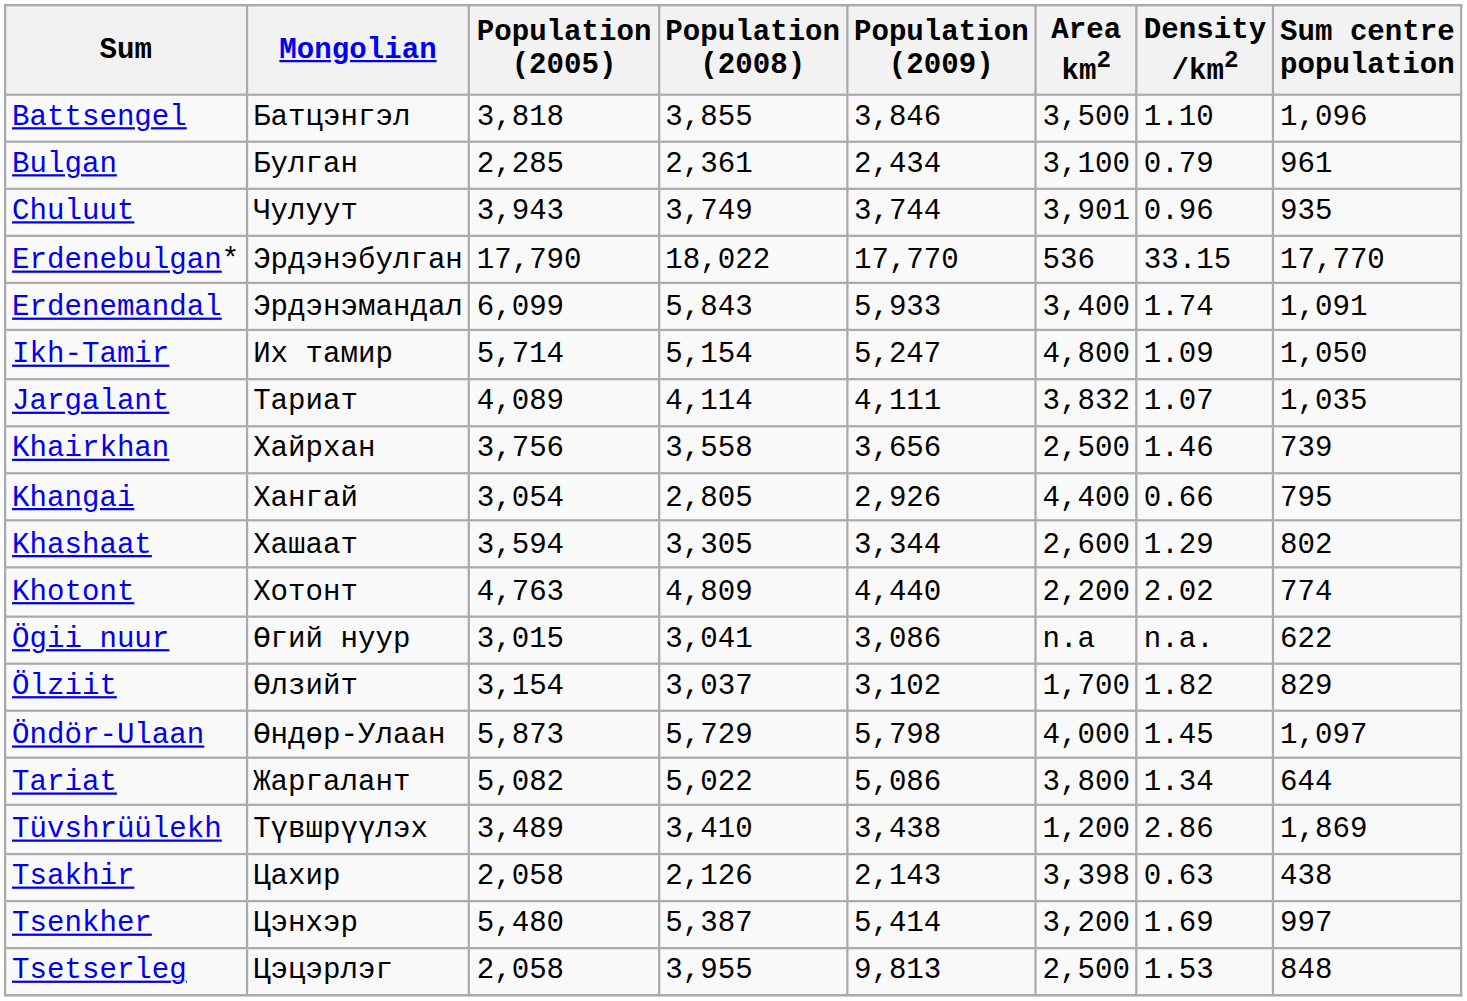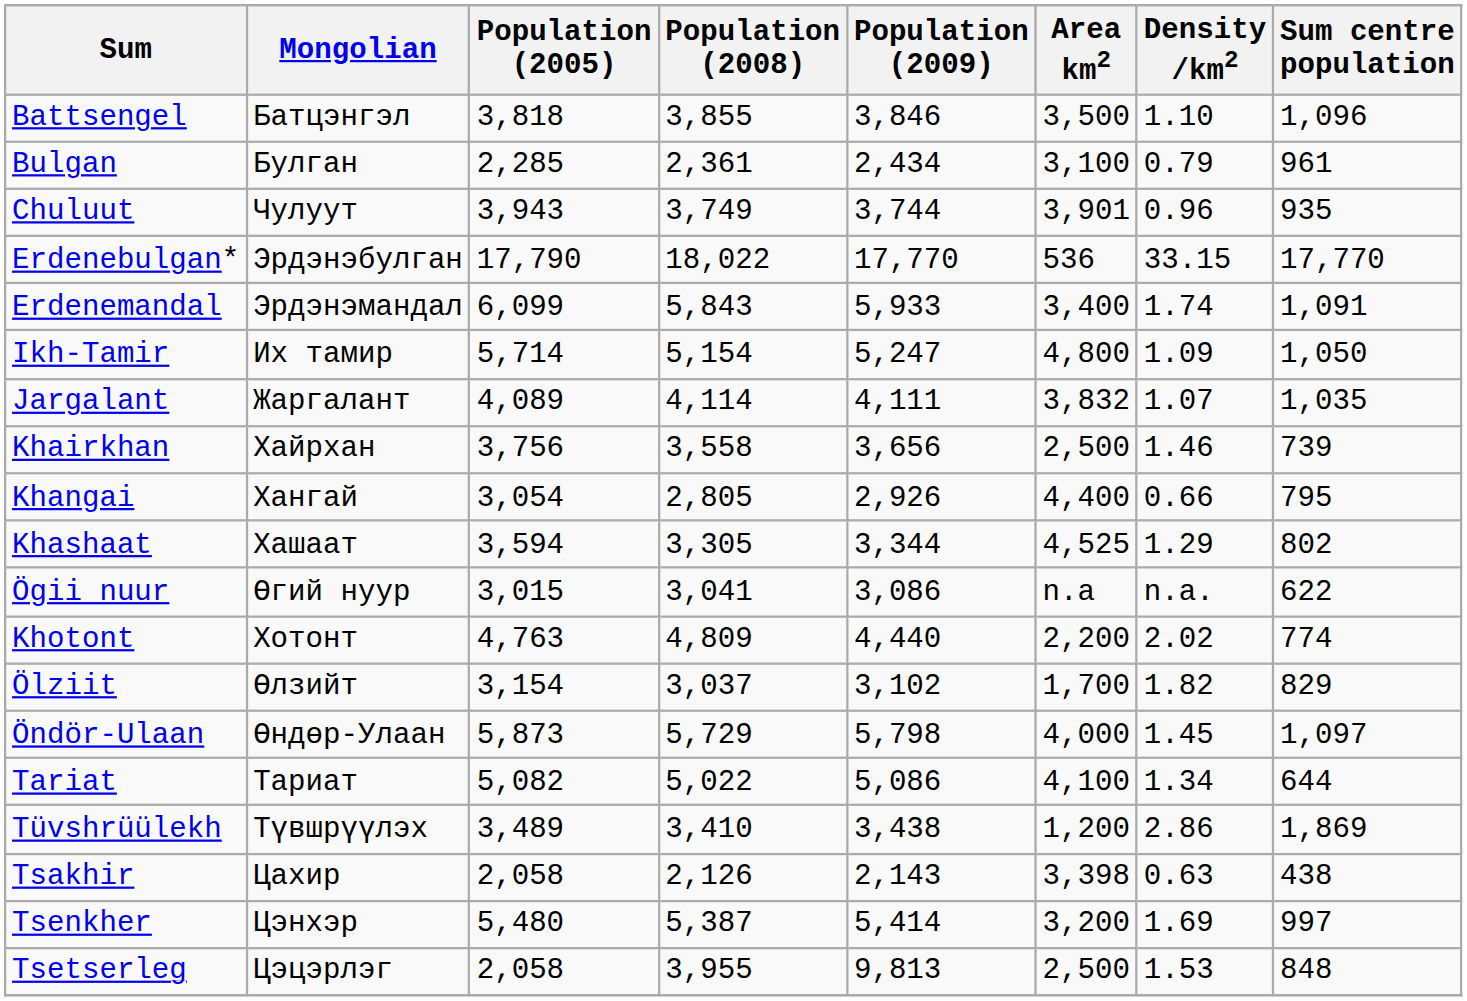(306, 402) Тариат -> (332, 402) Жаргалант
(1086, 545) 2,600 -> (1086, 545) 4,525
rows swapped: (73, 592) <-> (91, 639)
(332, 782) Жаргалант -> (306, 782) Тариат
(1086, 782) 3,800 -> (1086, 782) 4,100
